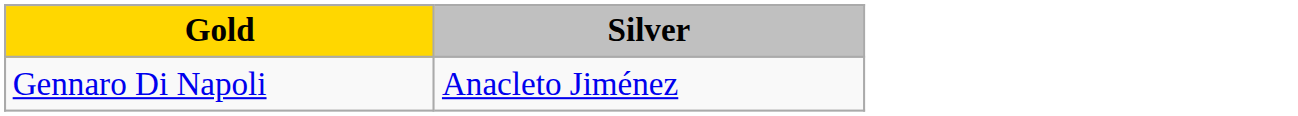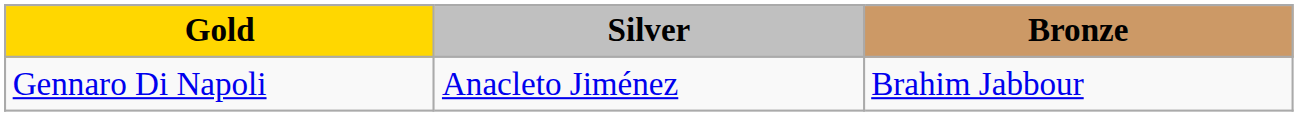+ column: (1078, 30)
